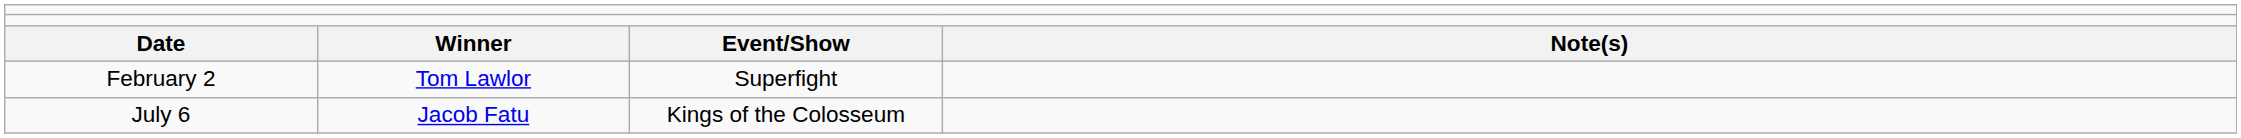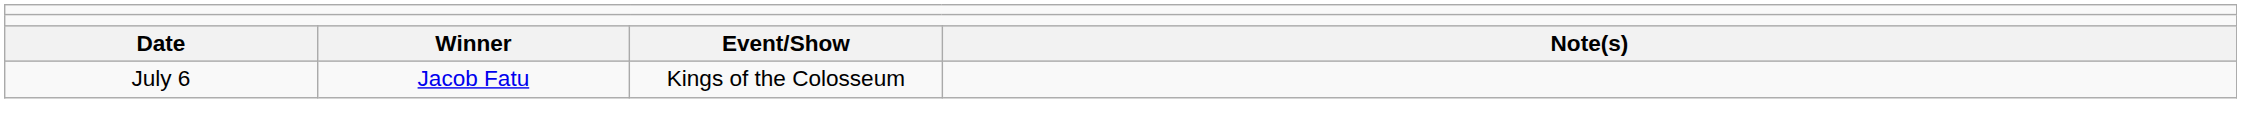- row: (161, 78)
